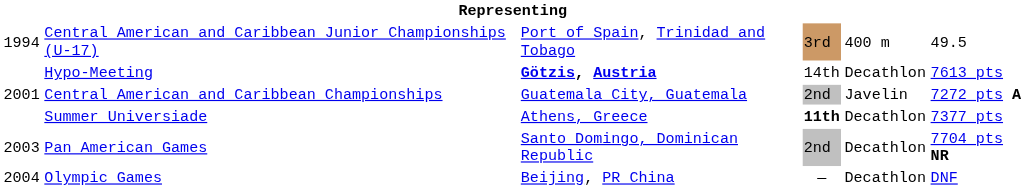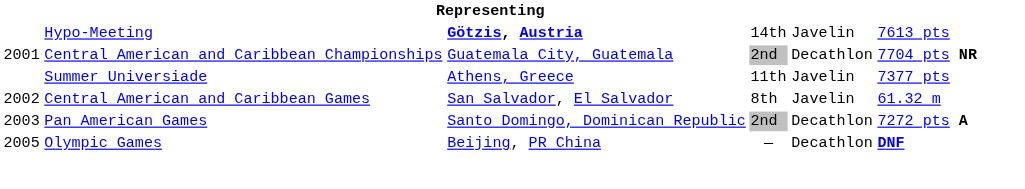- row: (275, 42)
(885, 73) Decathlon -> (823, 33) Javelin
(876, 95) Javelin -> (832, 55) Decathlon
(976, 95) 7272 pts A -> (927, 55) 7704 pts NR
(822, 117) bold -> (769, 77) normal
(885, 117) Decathlon -> (823, 77) Javelin
+ row: (207, 99)
(967, 147) 7704 pts NR -> (923, 121) 7272 pts A
(22, 178) 2004 -> (22, 143) 2005
(944, 178) normal -> (891, 143) bold
